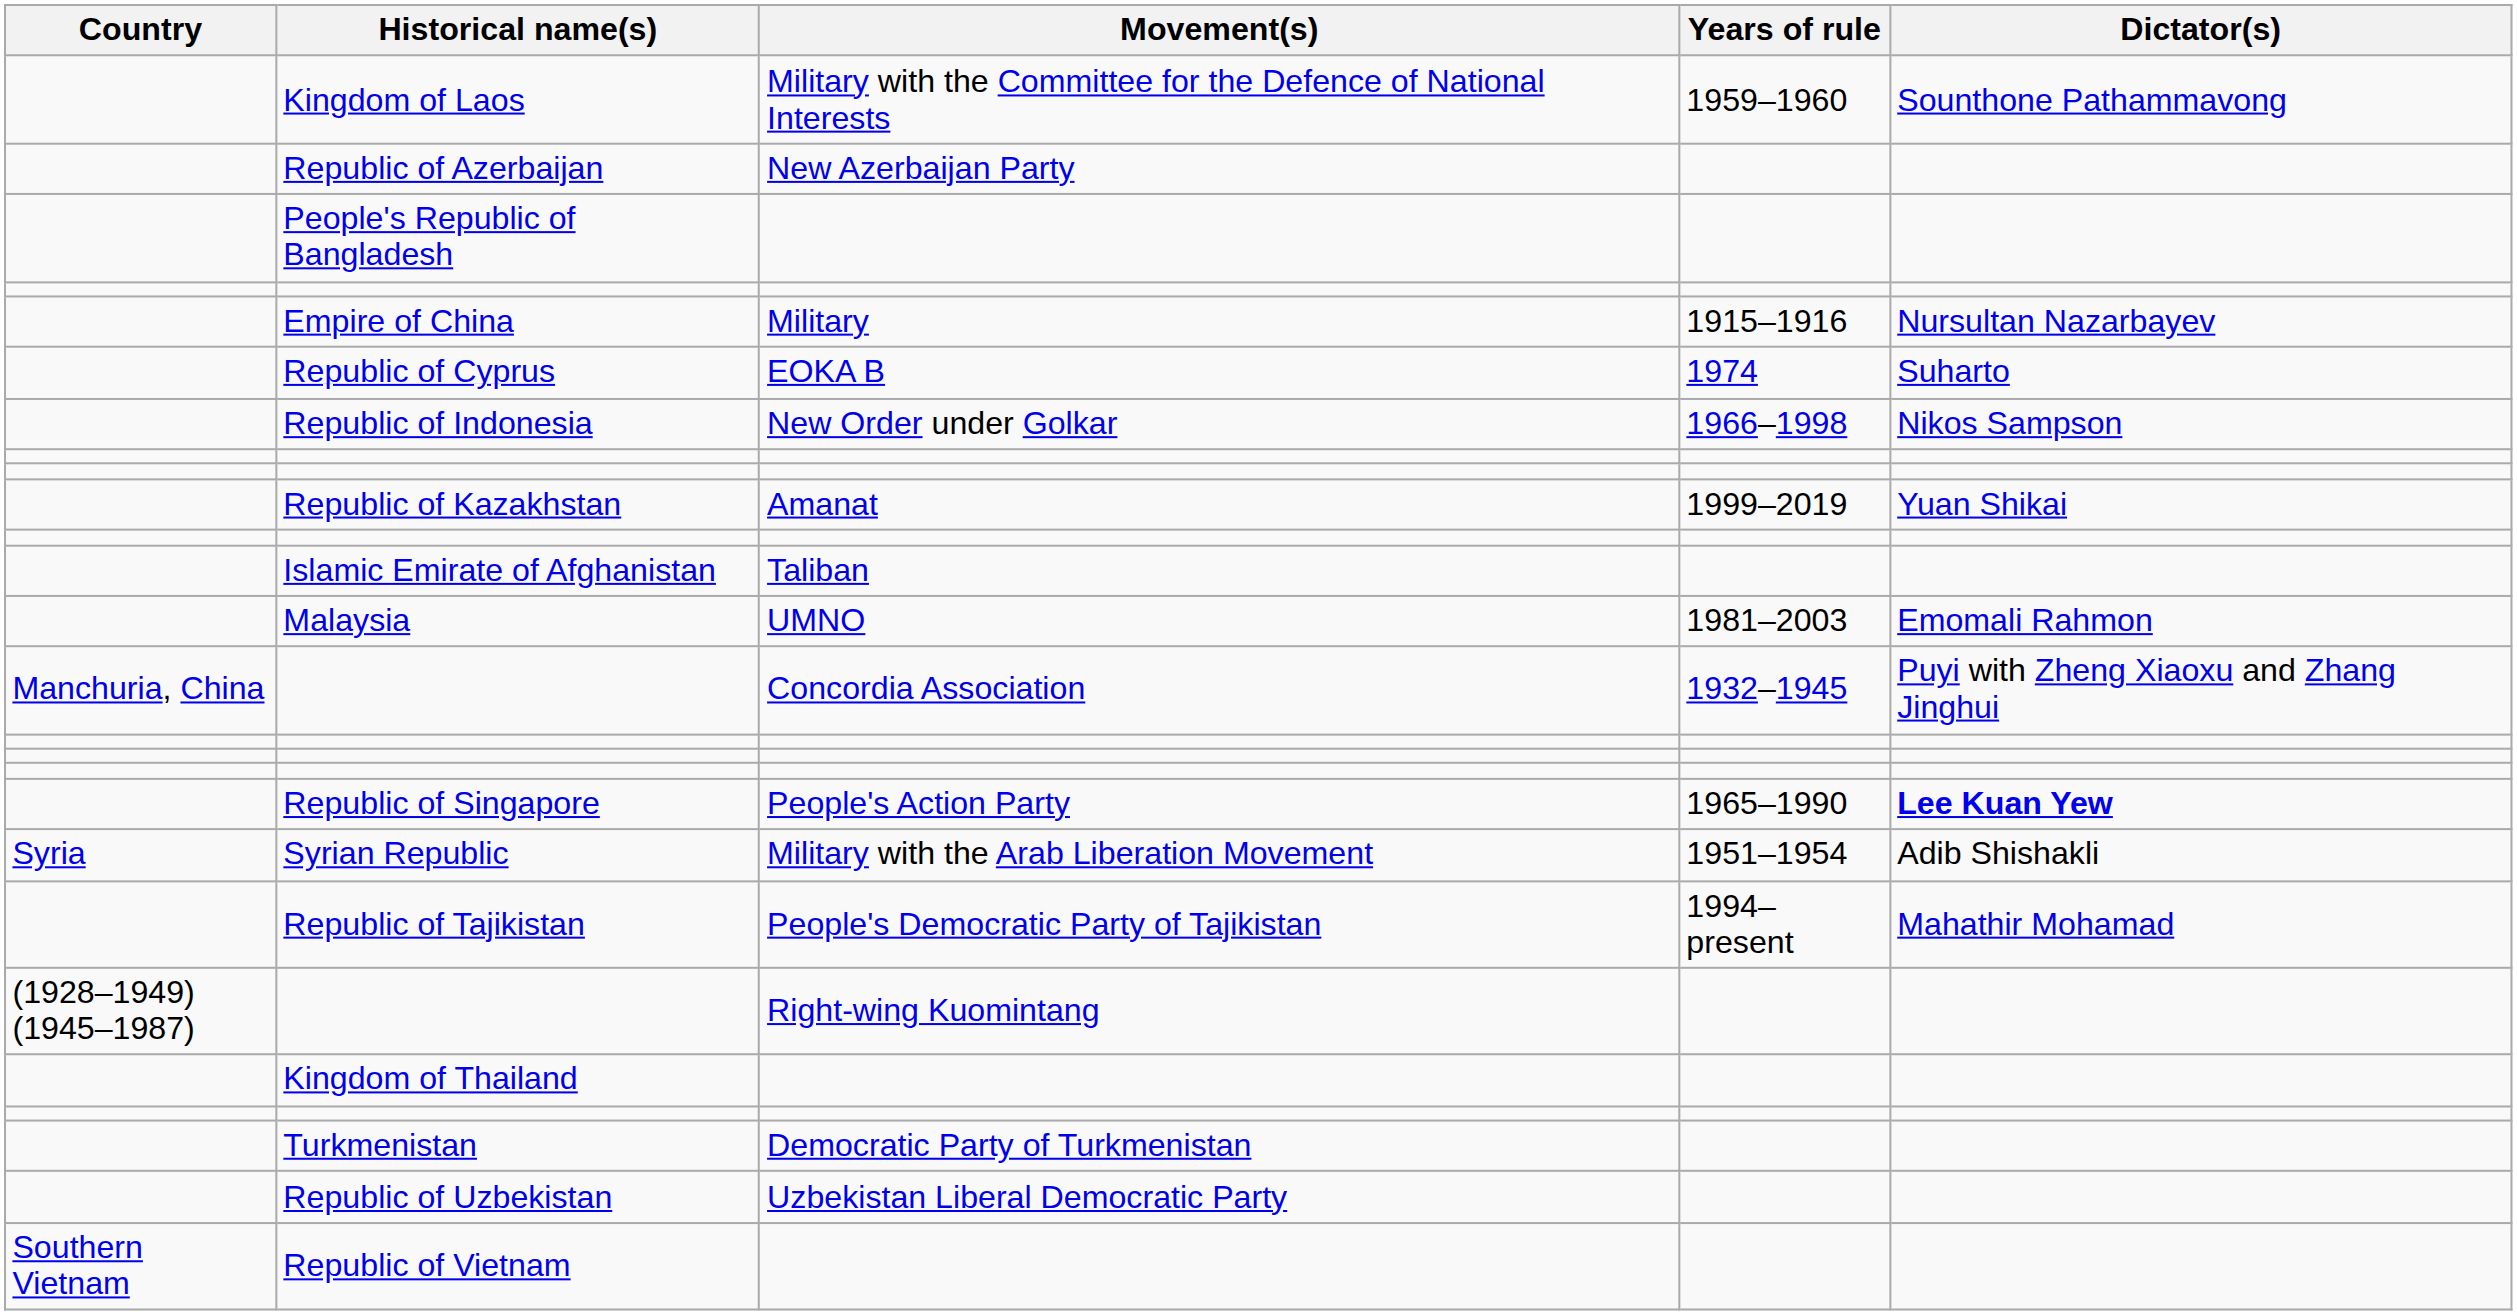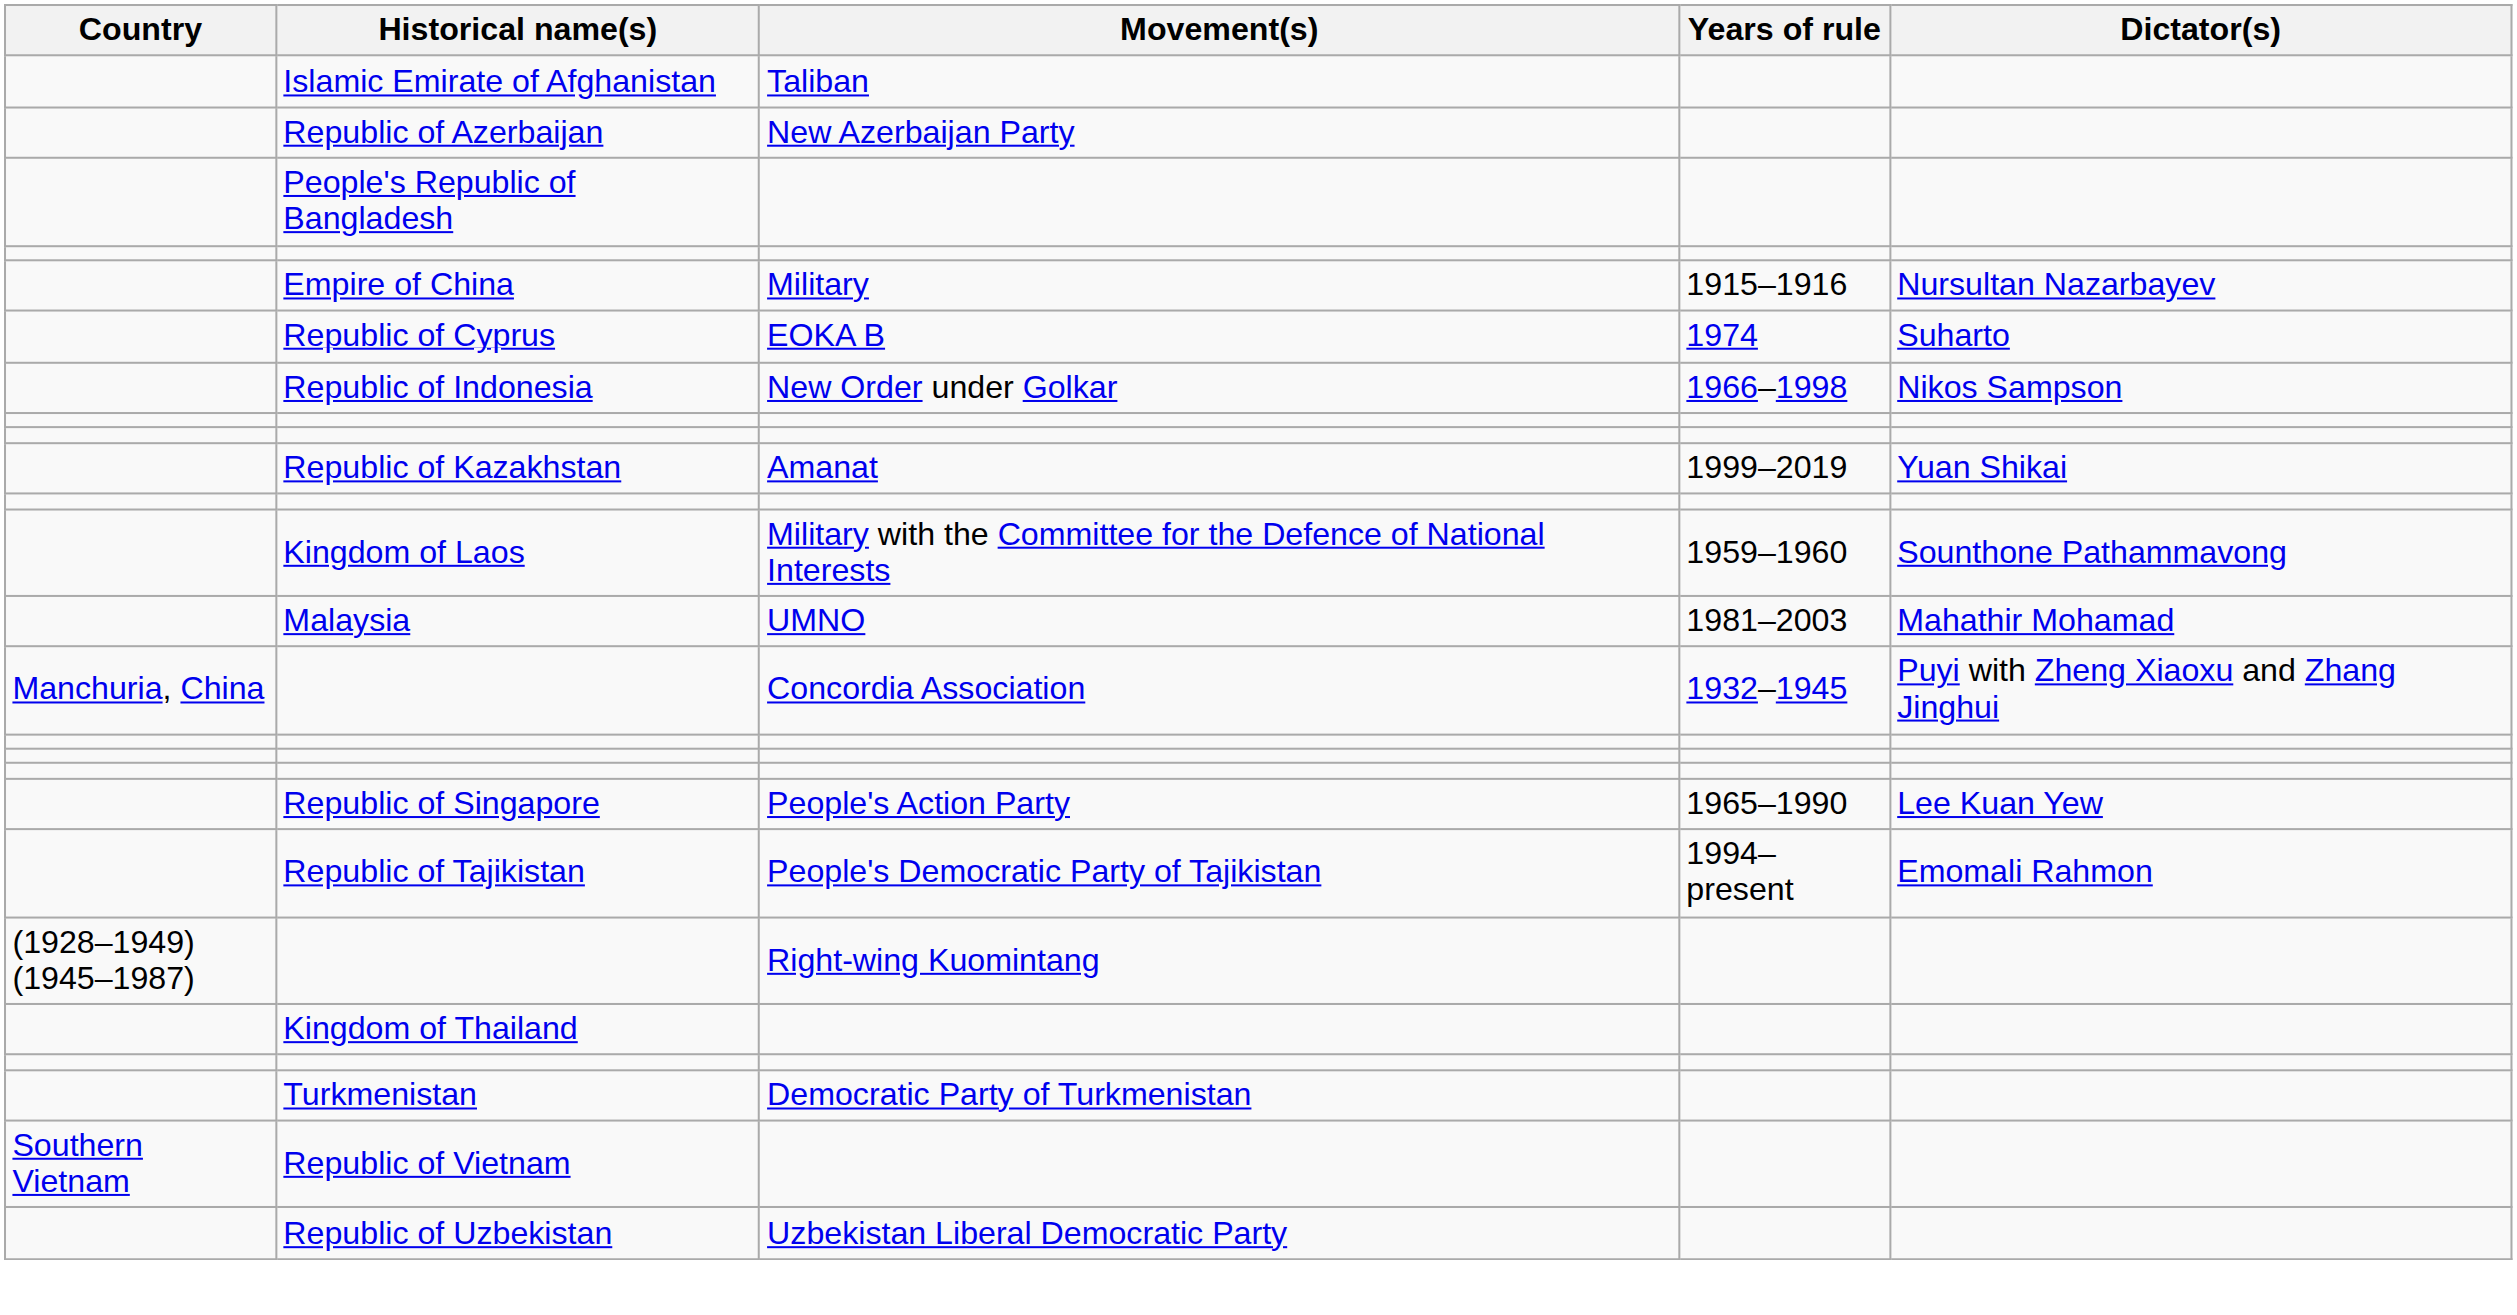rows swapped: (500, 569) <-> (404, 99)
(2025, 620) Emomali Rahmon -> (2036, 620) Mahathir Mohamad
(2005, 803) bold -> (2000, 803) normal
- row: (396, 854)
(2036, 923) Mahathir Mohamad -> (2025, 872) Emomali Rahmon
rows swapped: (448, 1196) <-> (427, 1265)
